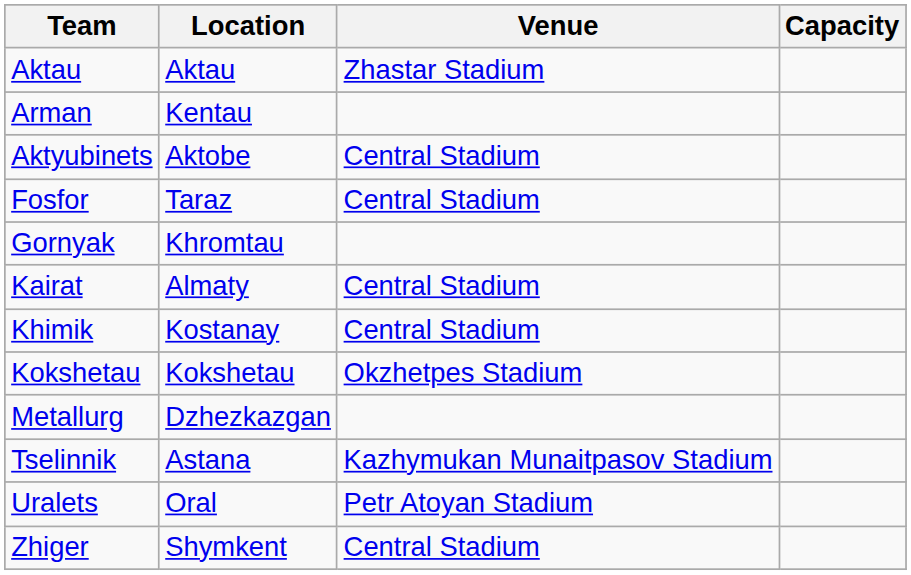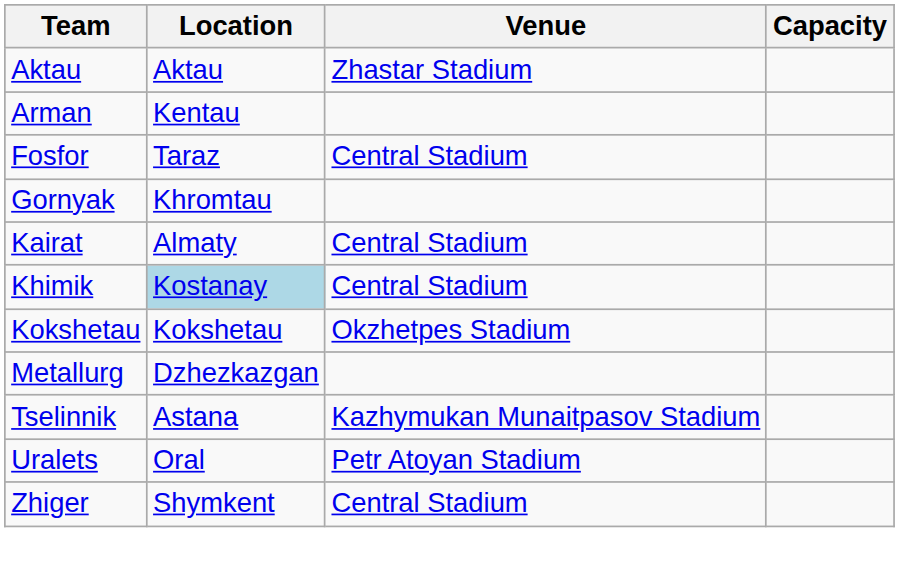- row: (82, 156)
(222, 329) no background -> (210, 286) lightblue background
